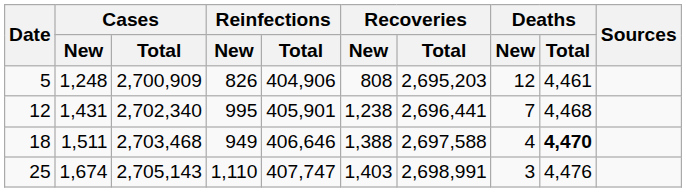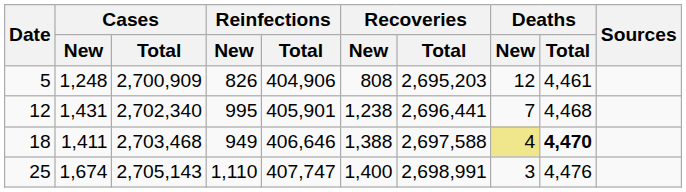(84, 141) 1,511 -> (84, 141) 1,411
(530, 141) no background -> (530, 141) khaki background
(368, 171) 1,403 -> (368, 171) 1,400
